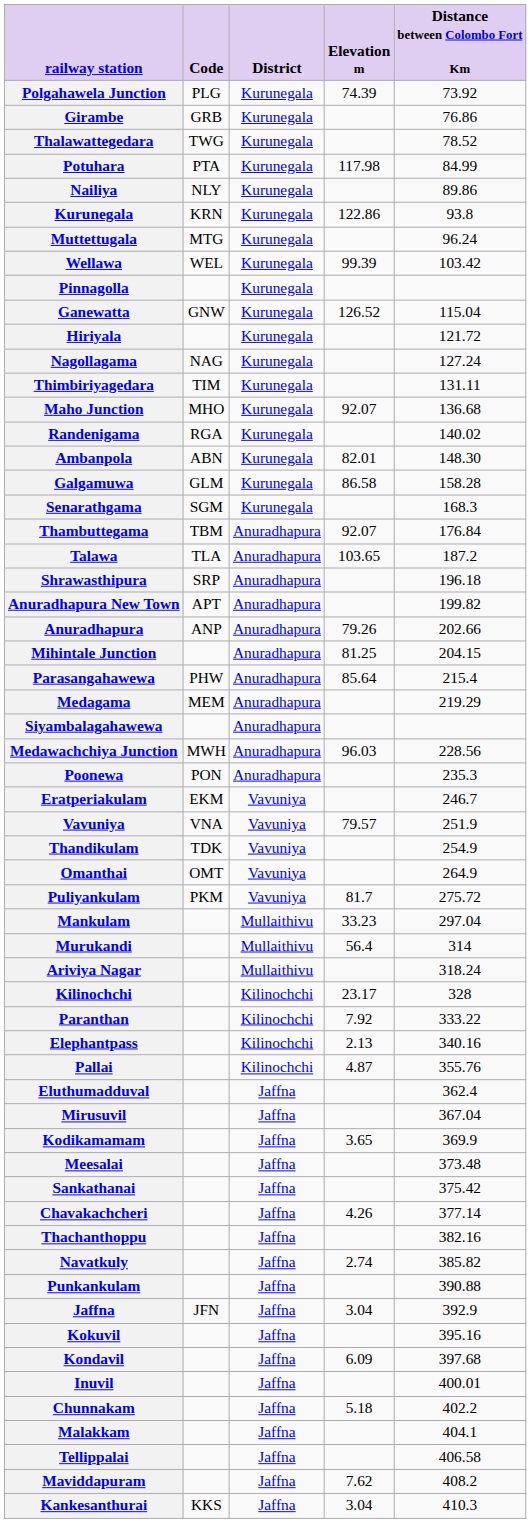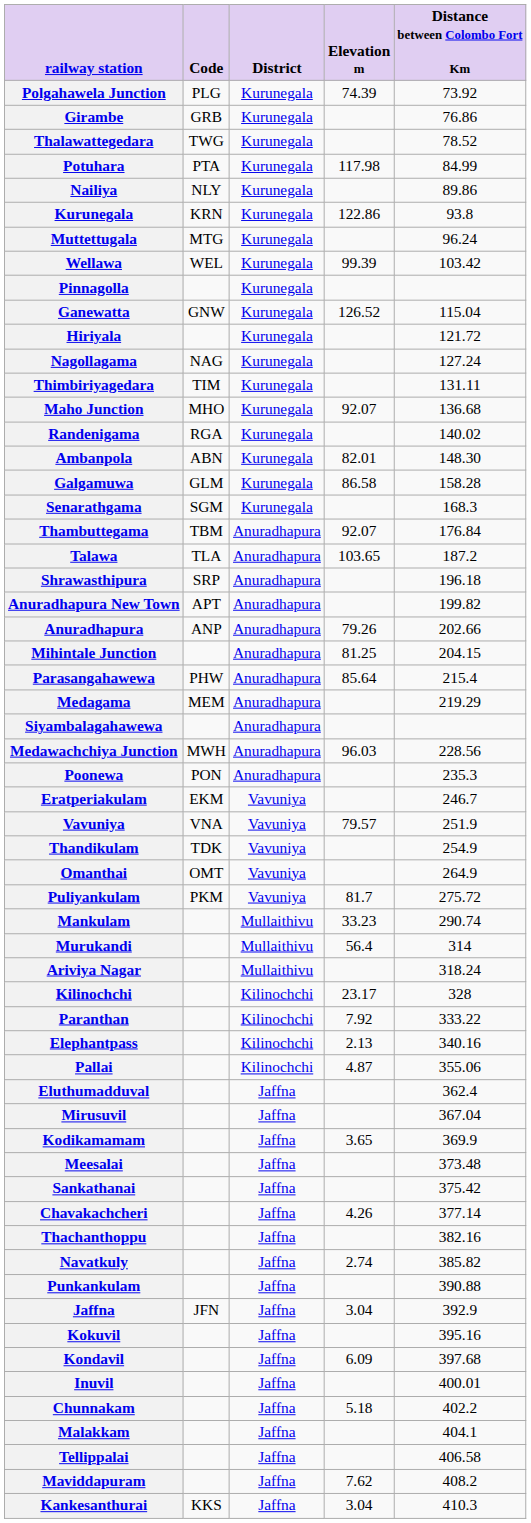(460, 921) 297.04 -> (460, 921) 290.74
(460, 1067) 355.76 -> (460, 1067) 355.06
